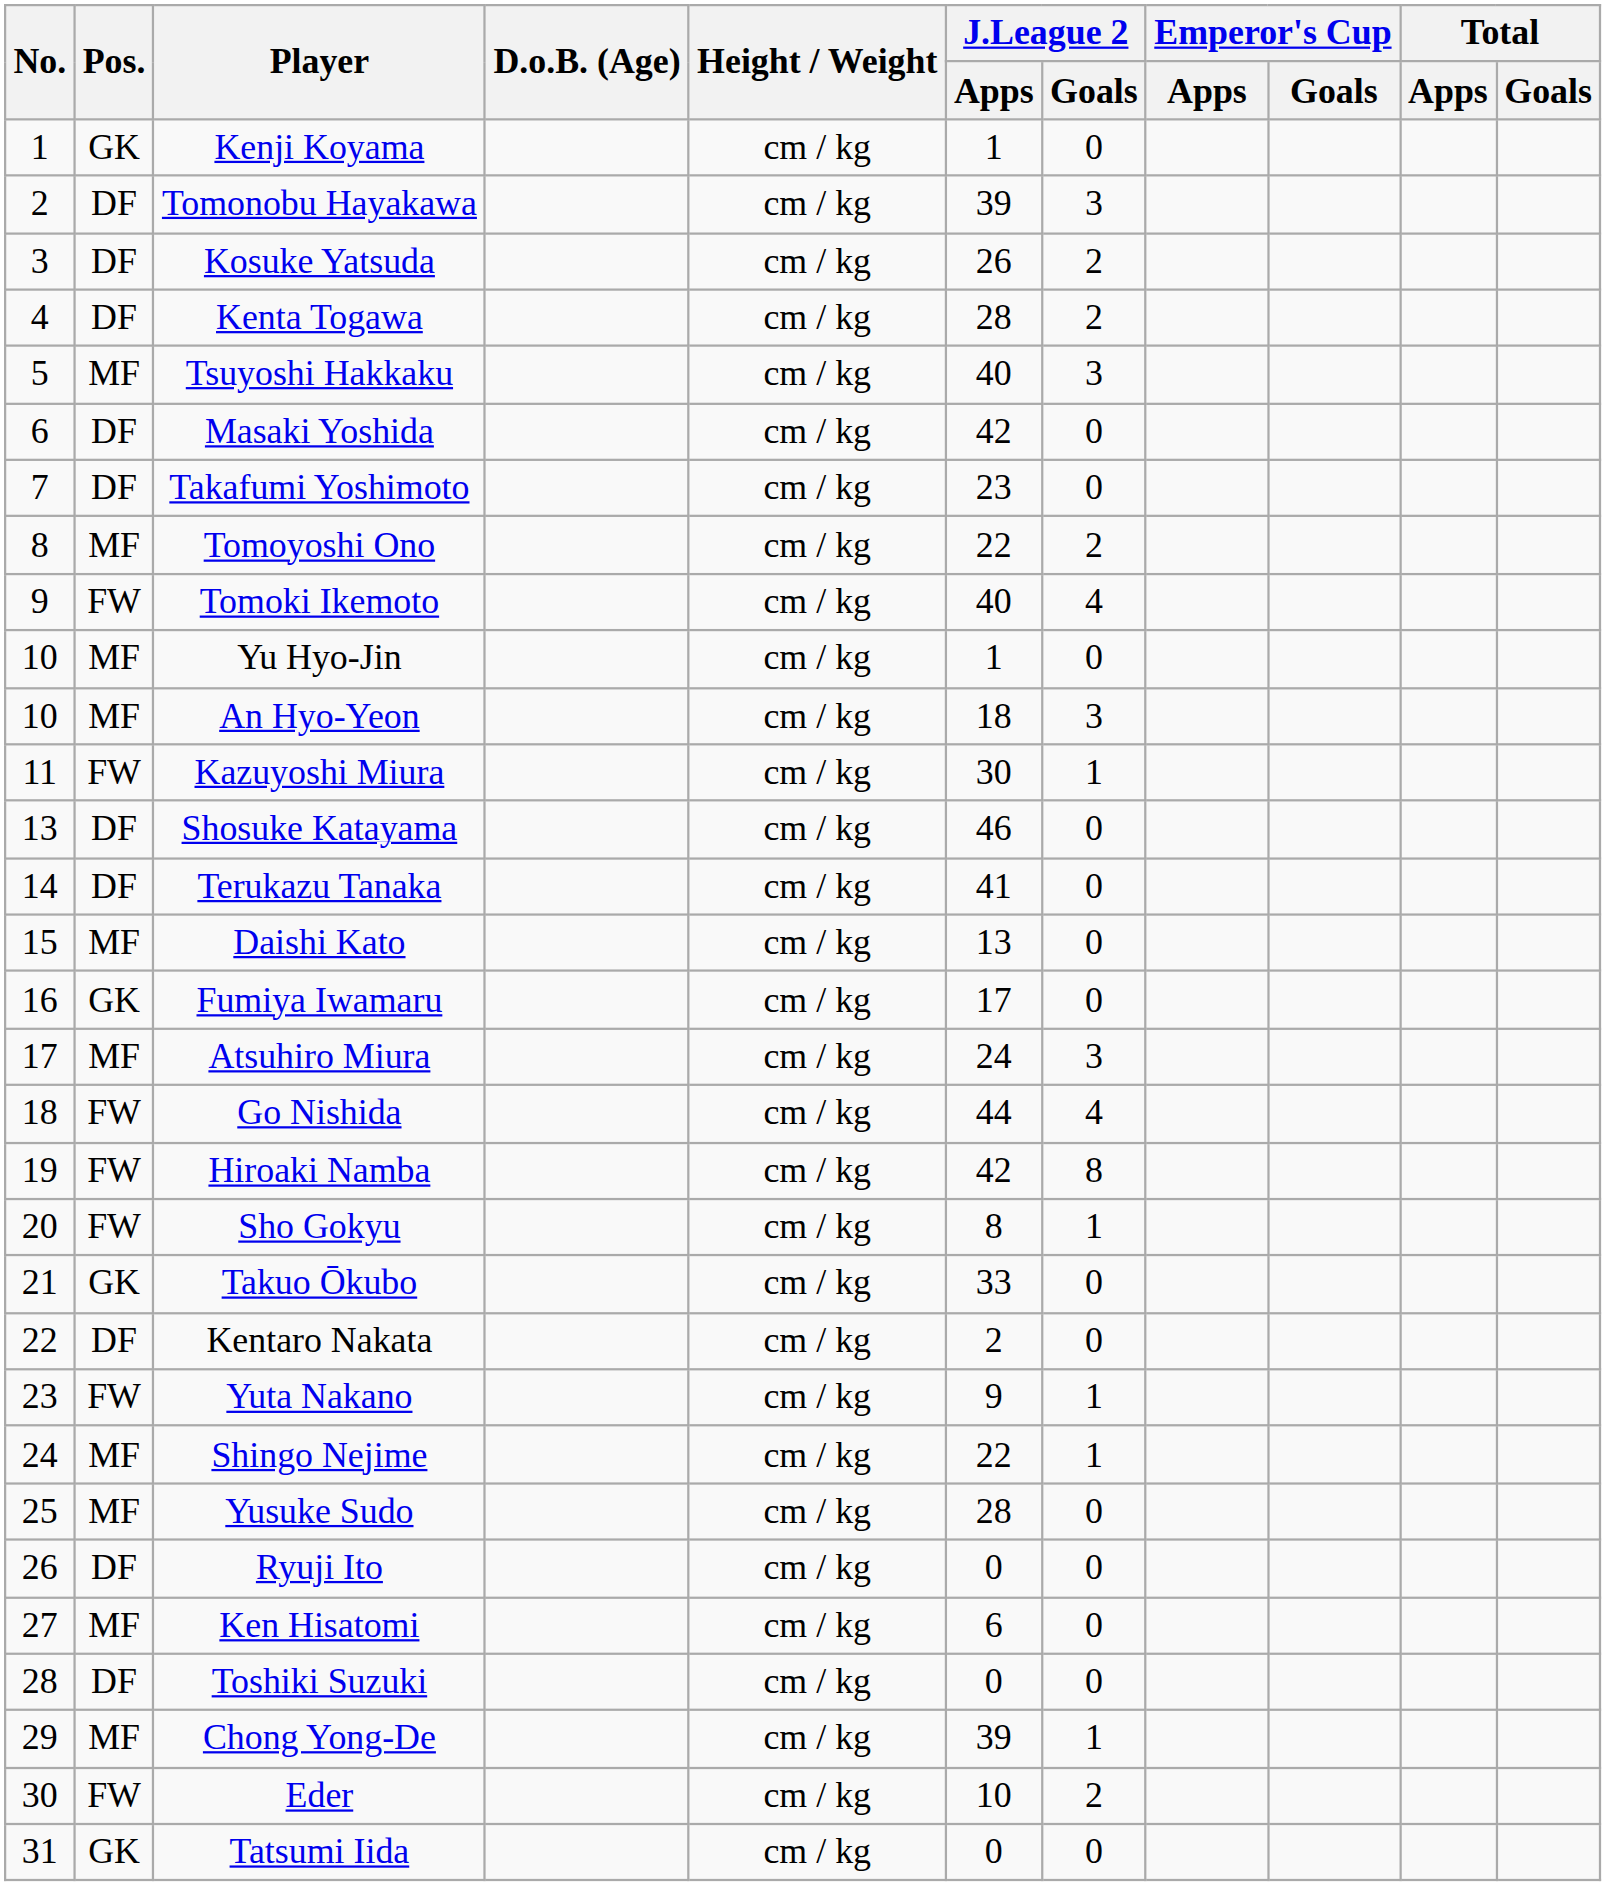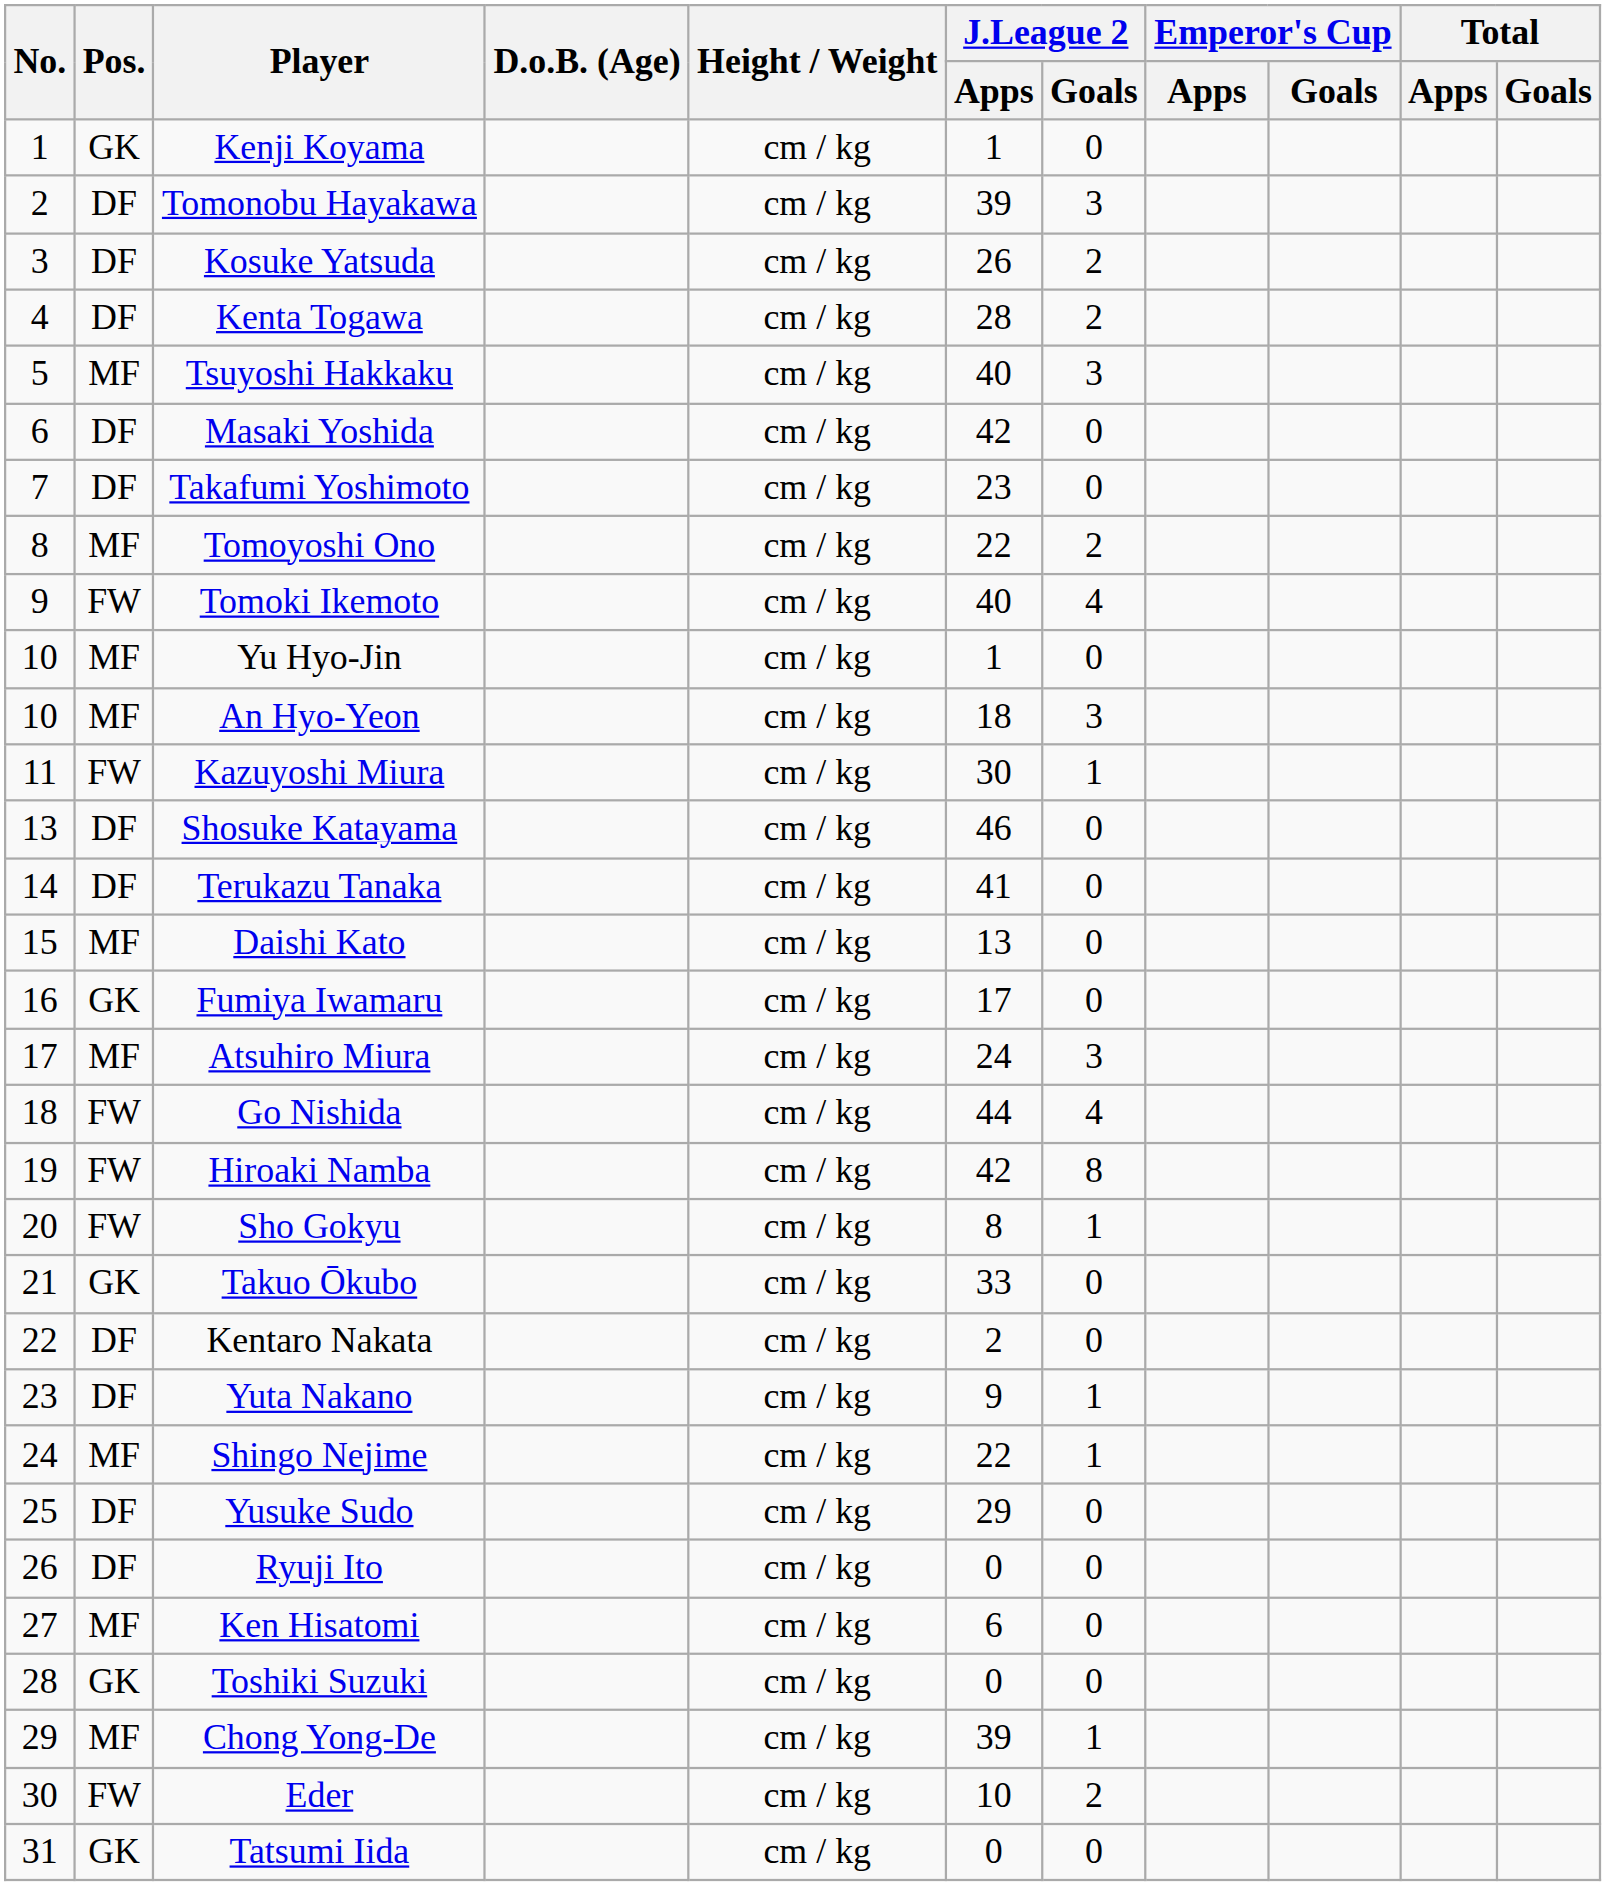(114, 1397) FW -> (114, 1397) DF
(114, 1510) MF -> (114, 1510) DF
(994, 1510) 28 -> (994, 1510) 29
(114, 1681) DF -> (114, 1681) GK
